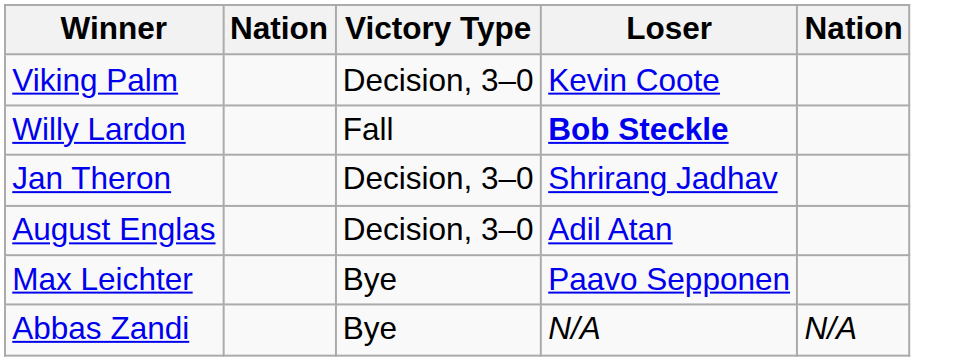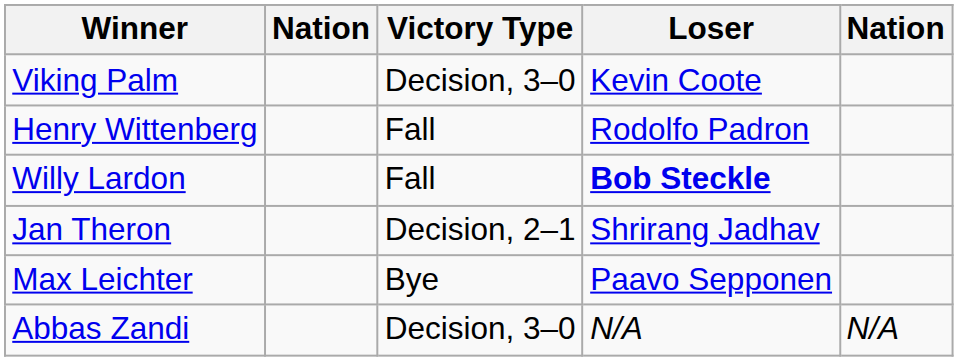+ row: (135, 129)
(438, 179) Decision, 3–0 -> (480, 229) Decision, 2–1
- row: (114, 229)
(370, 329) Bye -> (480, 329) Decision, 3–0
